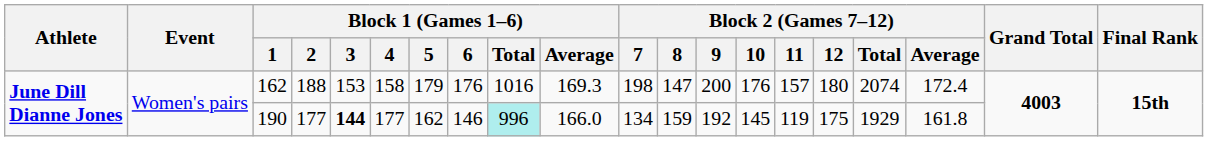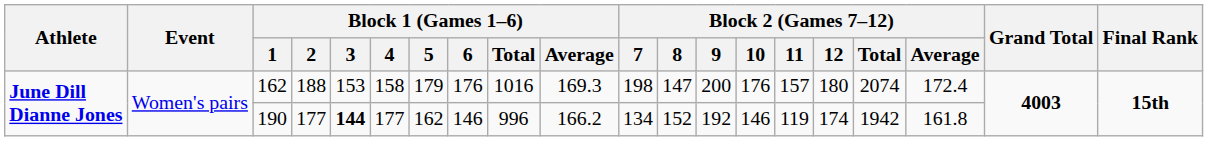(514, 119) paleturquoise background -> (514, 119) no background
(579, 119) 166.0 -> (579, 119) 166.2
(677, 119) 159 -> (677, 119) 152
(755, 119) 145 -> (755, 119) 146
(834, 119) 175 -> (834, 119) 174
(880, 119) 1929 -> (880, 119) 1942
